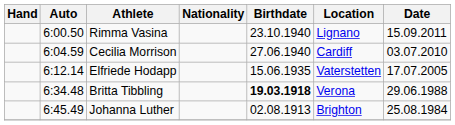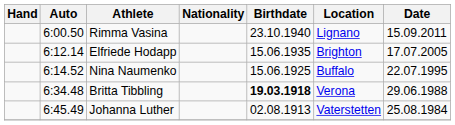- row: (133, 52)
(349, 71) Vaterstetten -> (339, 52) Brighton
+ row: (133, 71)
(339, 110) Brighton -> (349, 110) Vaterstetten
